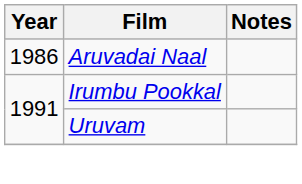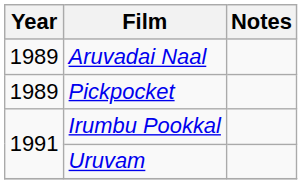(34, 56) 1986 -> (34, 56) 1989
+ row: (122, 91)
